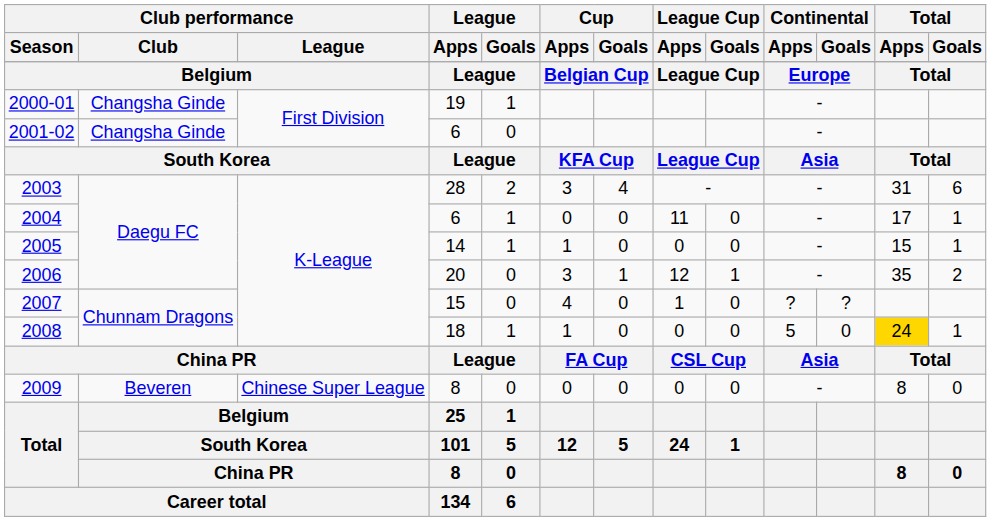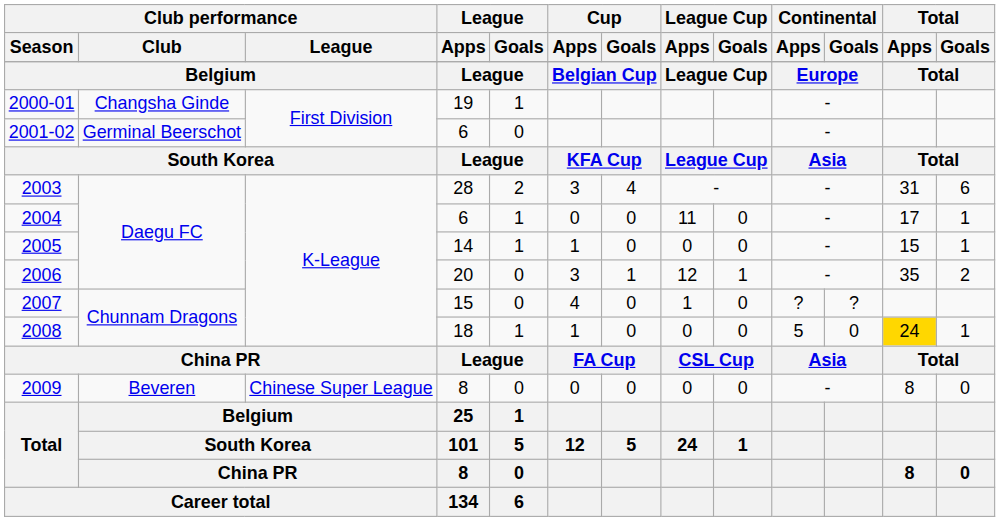(158, 132) Changsha Ginde -> (162, 132) Germinal Beerschot
